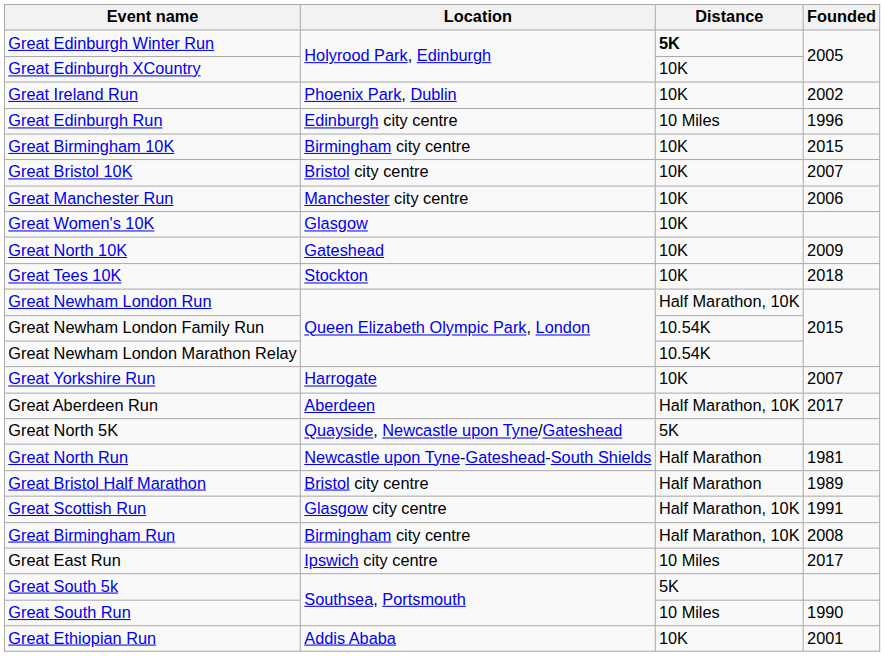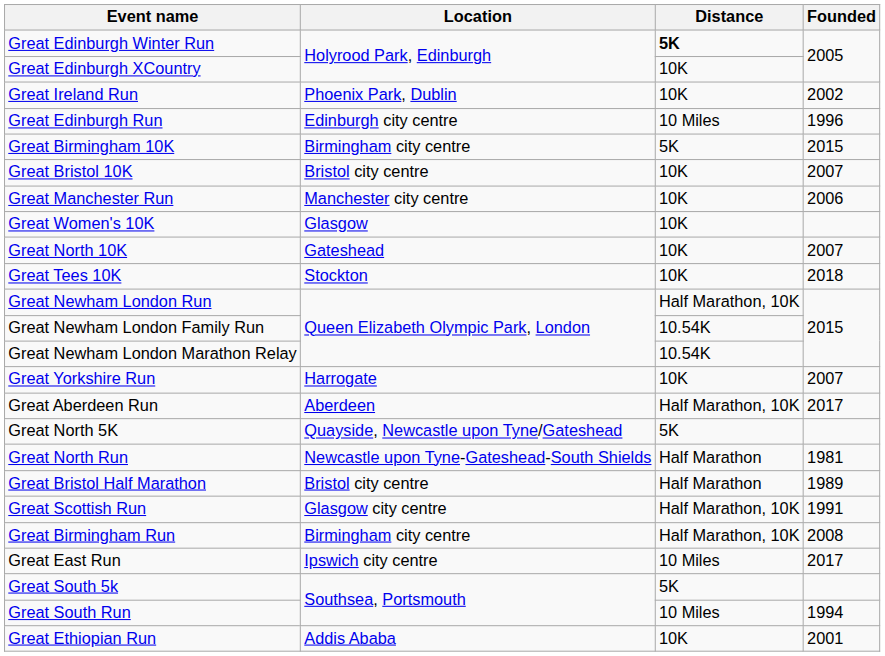(673, 146) 10K -> (669, 146) 5K
(825, 250) 2009 -> (825, 250) 2007
(825, 612) 1990 -> (825, 612) 1994
